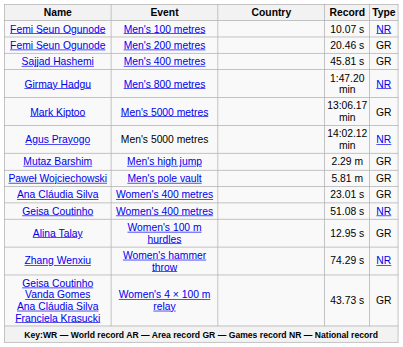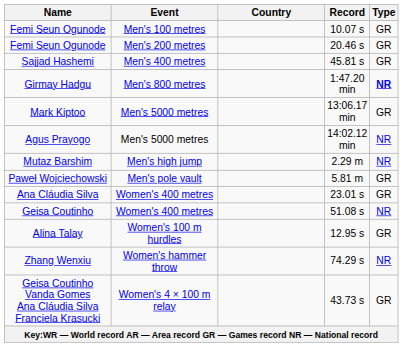(384, 29) NR -> (384, 29) GR
(384, 84) normal -> (384, 84) bold
(384, 162) GR -> (384, 162) NR
